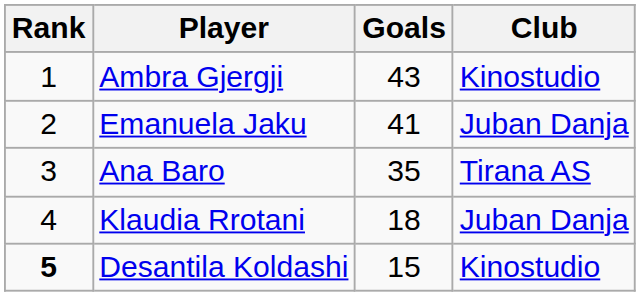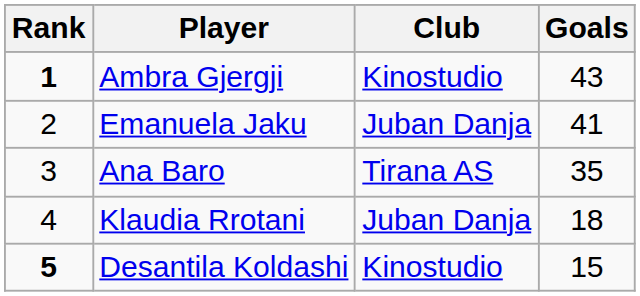columns swapped: (544, 28) <-> (404, 28)
(49, 76) normal -> (49, 76) bold
